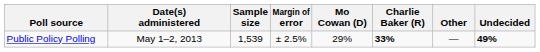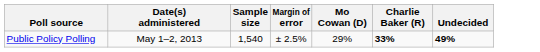- column: (454, 23)
(250, 39) 1,539 -> (250, 39) 1,540
